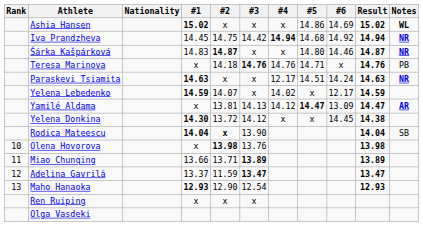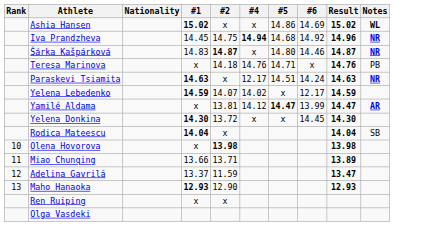- column: (254, 11)
(373, 38) 14.94 -> (344, 38) 14.96
(341, 106) 13.09 -> (312, 106) 13.99
(373, 120) 14.38 -> (344, 120) 14.30
(225, 133) bold -> (225, 133) normal
